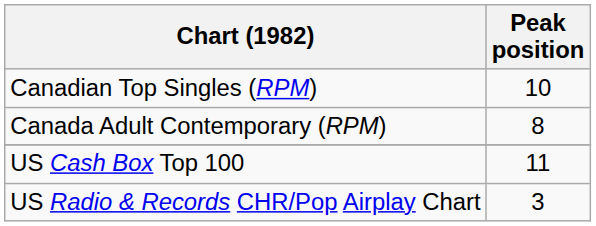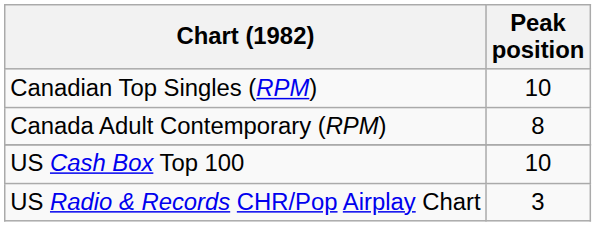(538, 163) 11 -> (538, 163) 10
